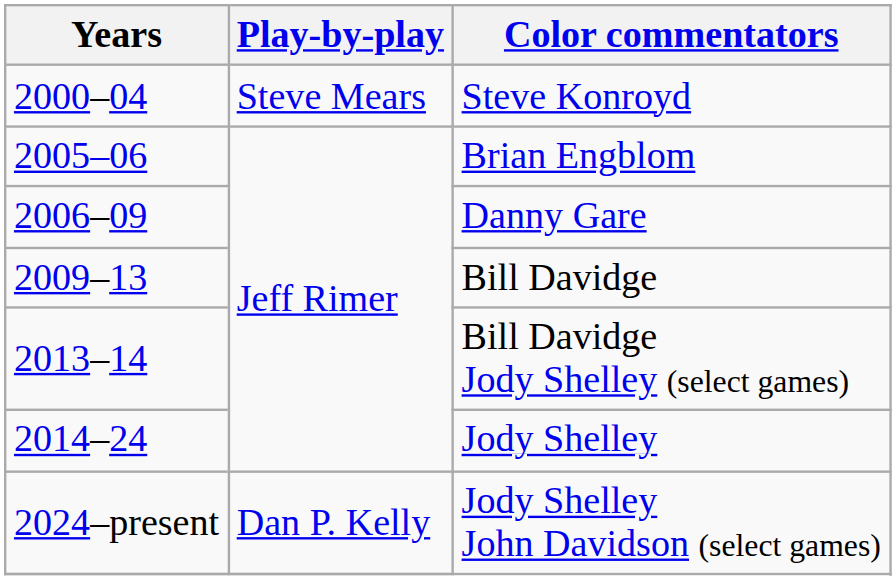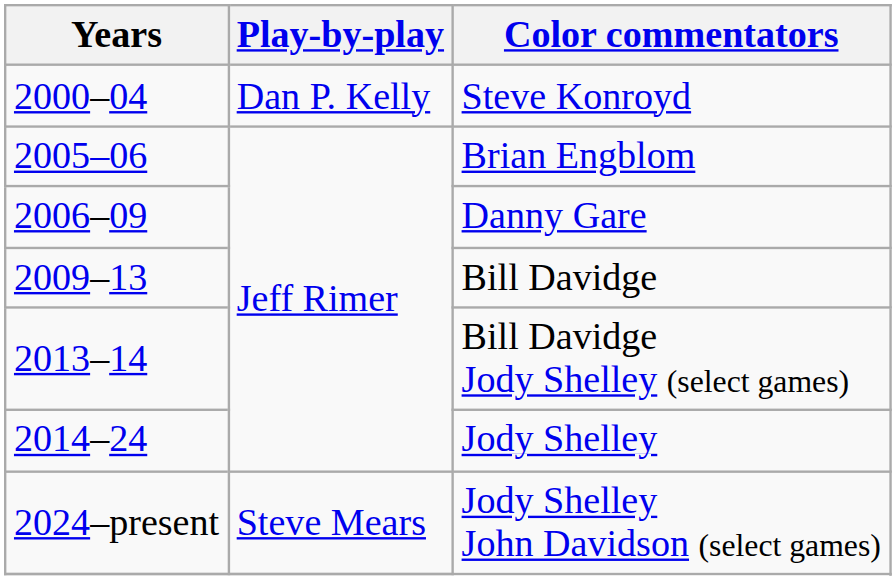(331, 95) Steve Mears -> (333, 95) Dan P. Kelly
(333, 521) Dan P. Kelly -> (331, 521) Steve Mears
